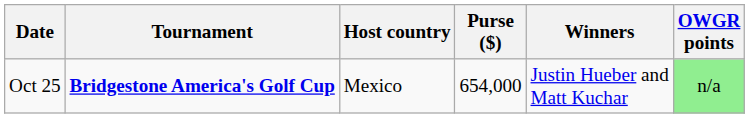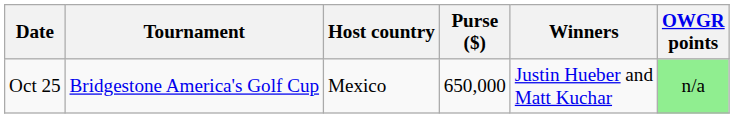(202, 86) bold -> (194, 86) normal
(491, 86) 654,000 -> (475, 86) 650,000
